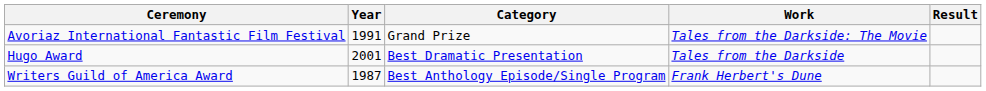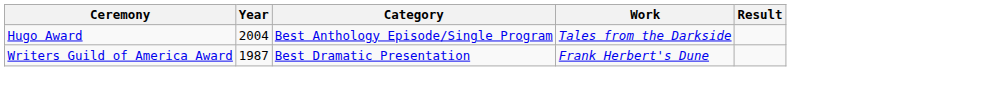- row: (177, 35)
(367, 55) 2001 -> (254, 35) 2004
(485, 55) Best Dramatic Presentation -> (414, 35) Best Anthology Episode/Single Program
(527, 76) Best Anthology Episode/Single Program -> (372, 55) Best Dramatic Presentation
